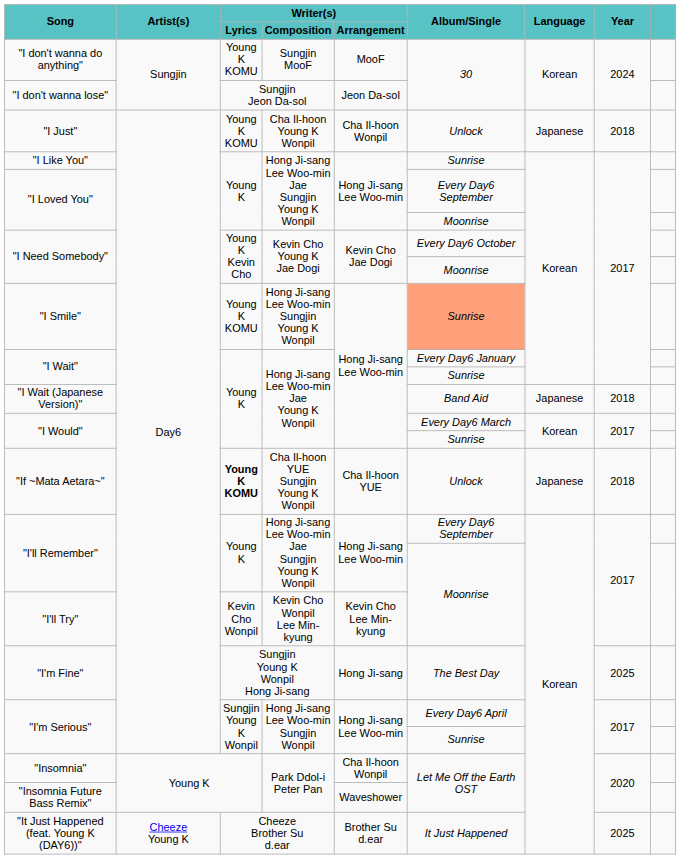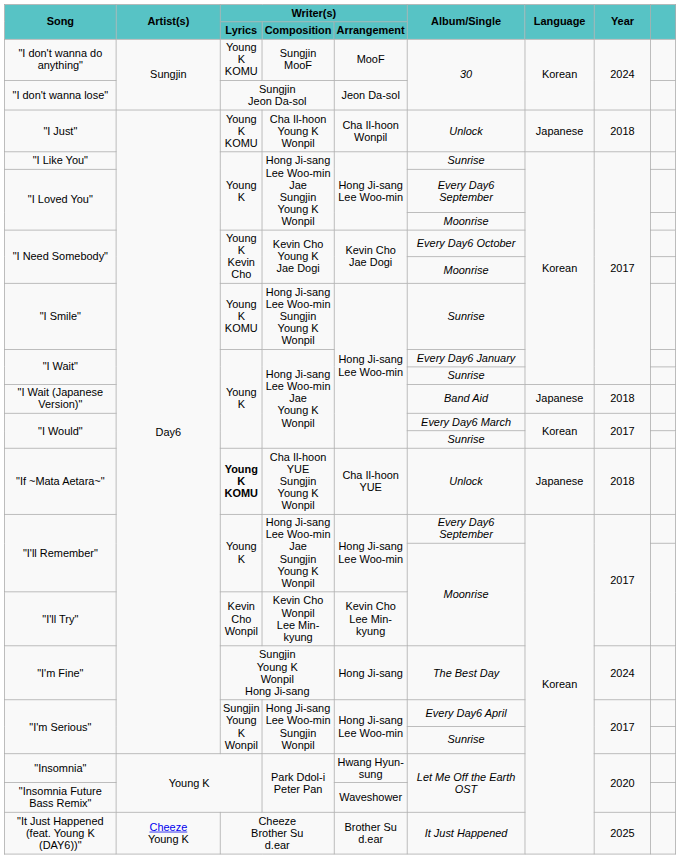(466, 316) lightsalmon background -> (466, 316) no background
(622, 673) 2025 -> (622, 673) 2024
(371, 768) Cha Il-hoon Wonpil -> (371, 768) Hwang Hyun-sung
